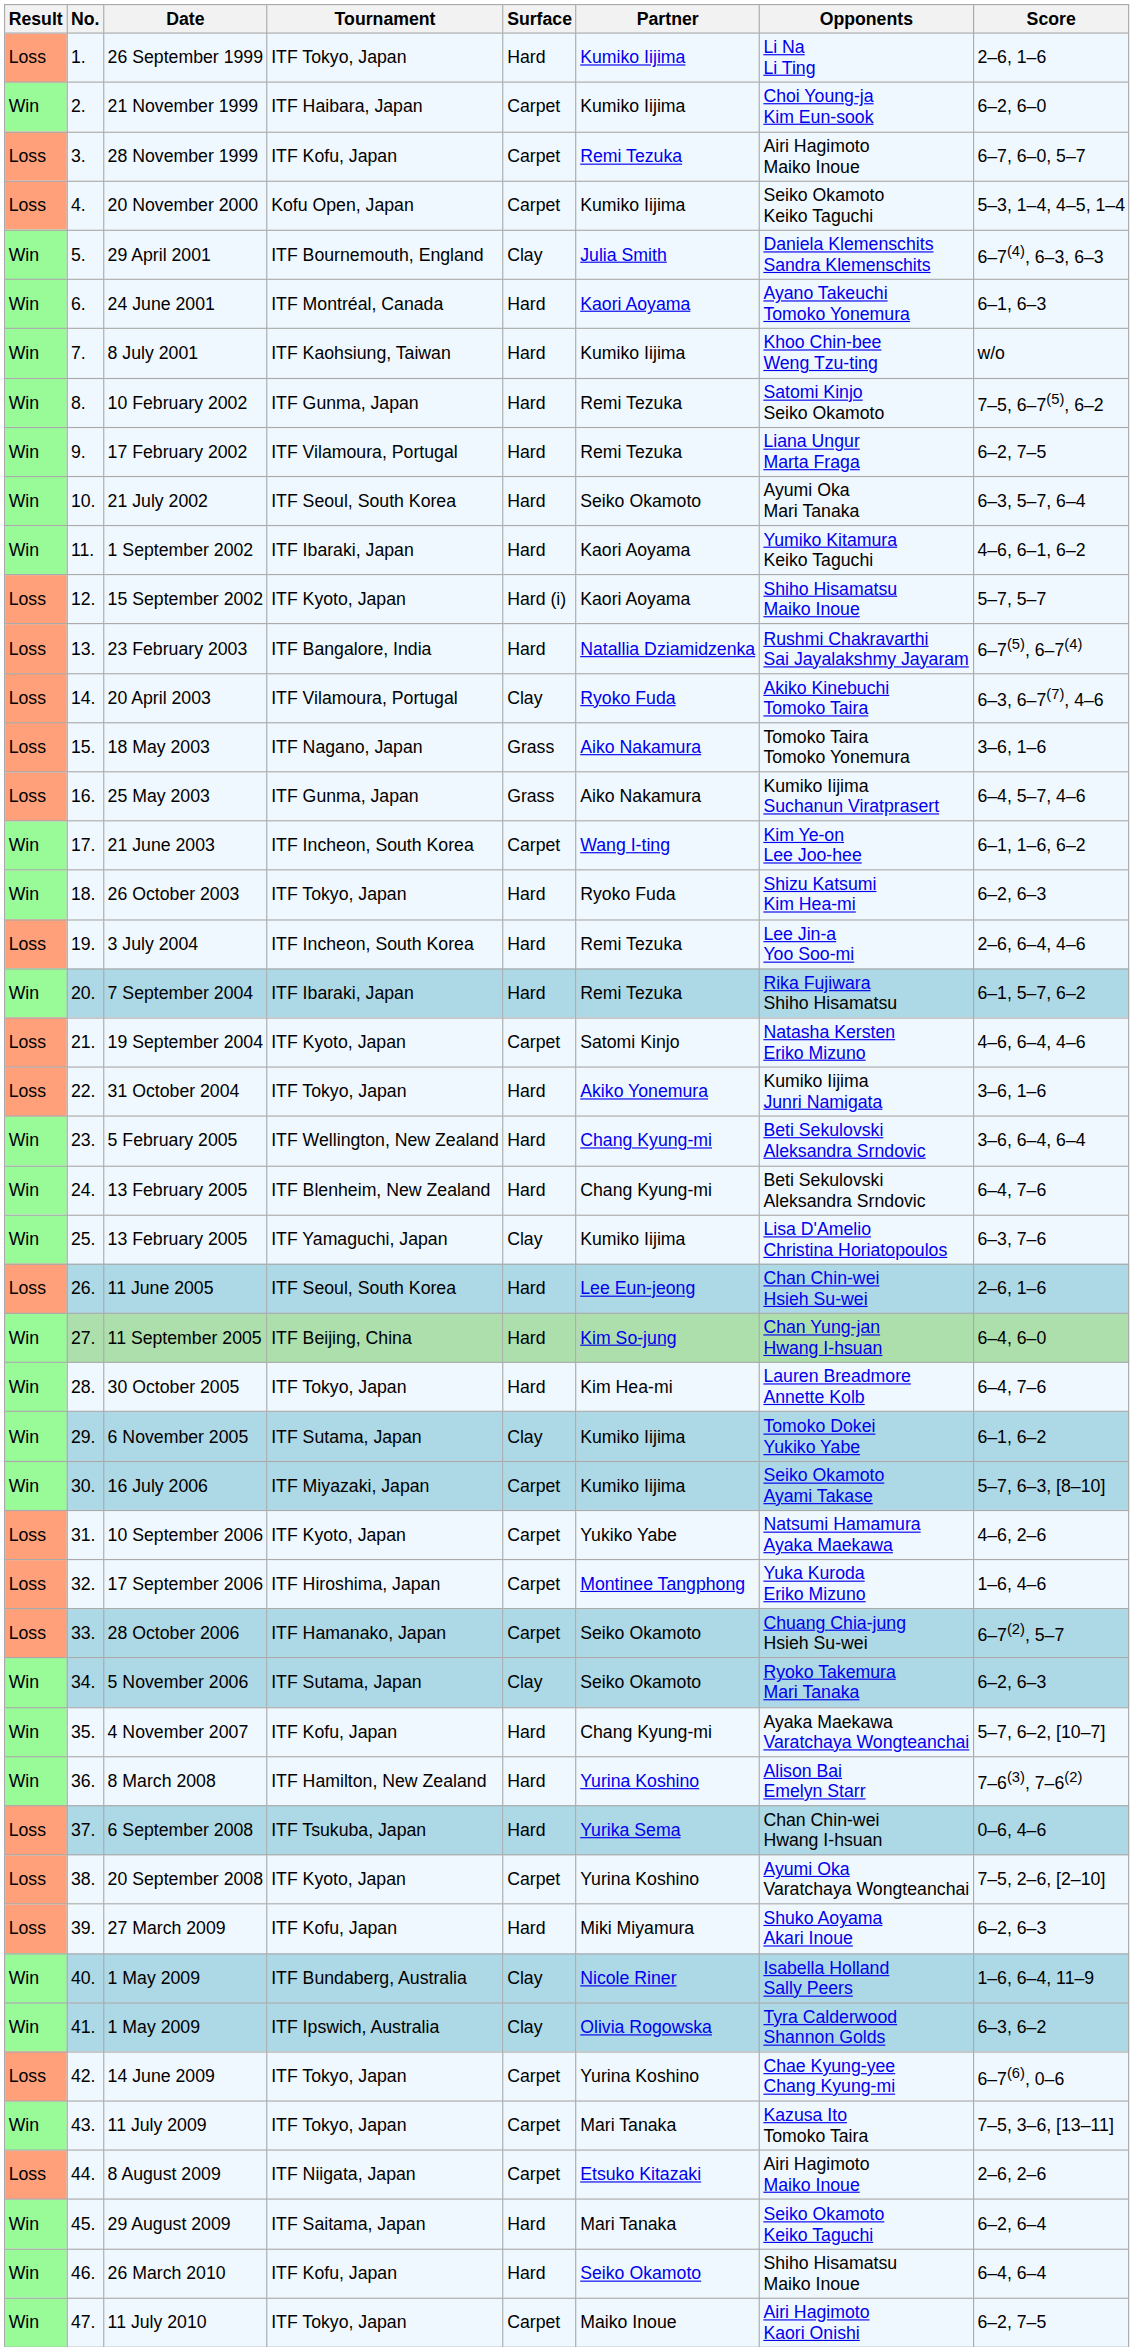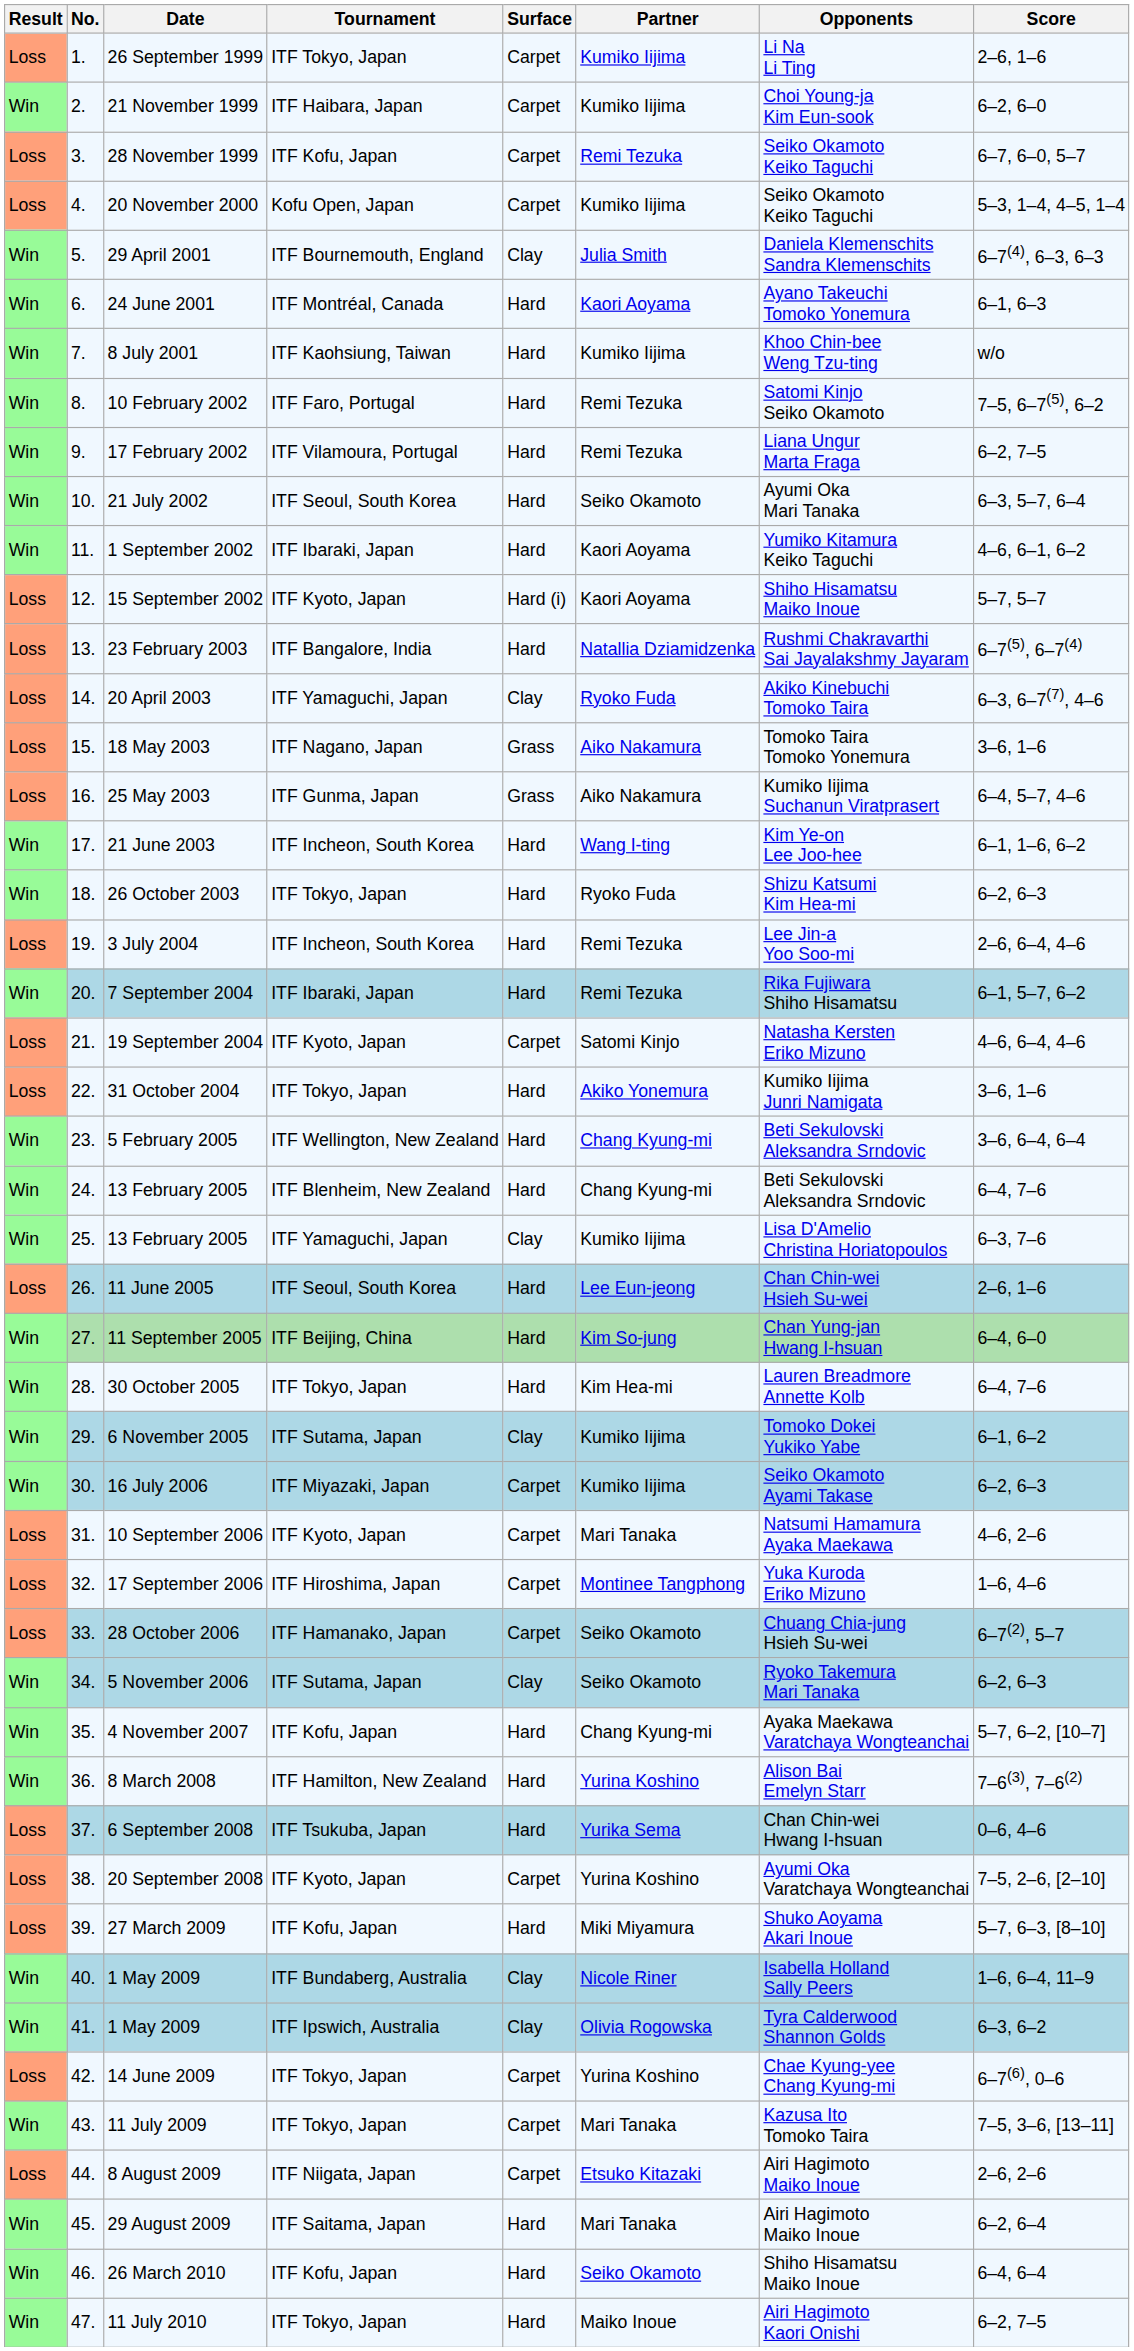(526, 57) Hard -> (534, 57) Carpet
(816, 155) Airi Hagimoto Maiko Inoue -> (824, 155) Seiko Okamoto Keiko Taguchi
(345, 401) ITF Gunma, Japan -> (343, 401) ITF Faro, Portugal
(364, 697) ITF Vilamoura, Portugal -> (359, 697) ITF Yamaguchi, Japan
(534, 845) Carpet -> (526, 845) Hard
(1041, 1485) 5–7, 6–3, [8–10] -> (1012, 1485) 6–2, 6–3
(629, 1534) Yukiko Yabe -> (628, 1534) Mari Tanaka
(1012, 1928) 6–2, 6–3 -> (1041, 1928) 5–7, 6–3, [8–10]
(824, 2223) Seiko Okamoto Keiko Taguchi -> (816, 2223) Airi Hagimoto Maiko Inoue
(534, 2322) Carpet -> (526, 2322) Hard
